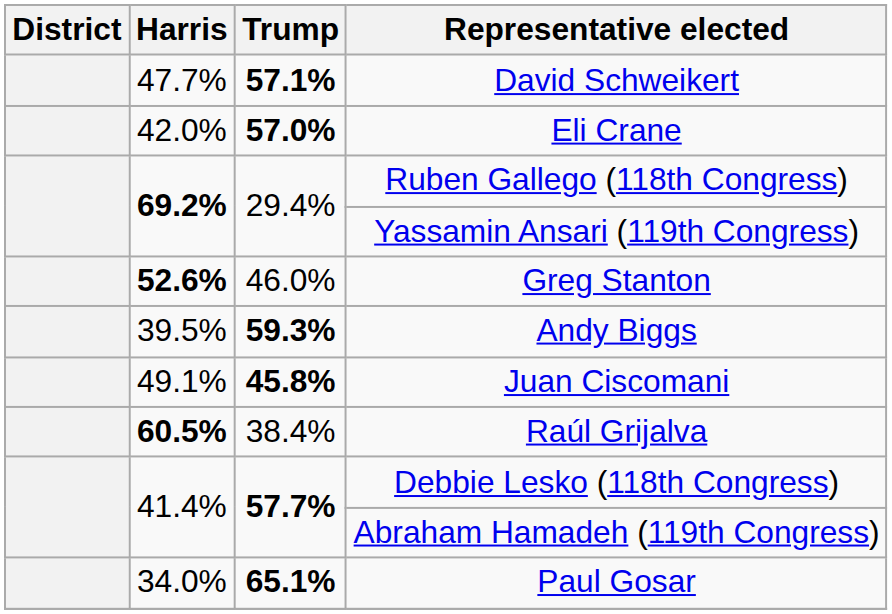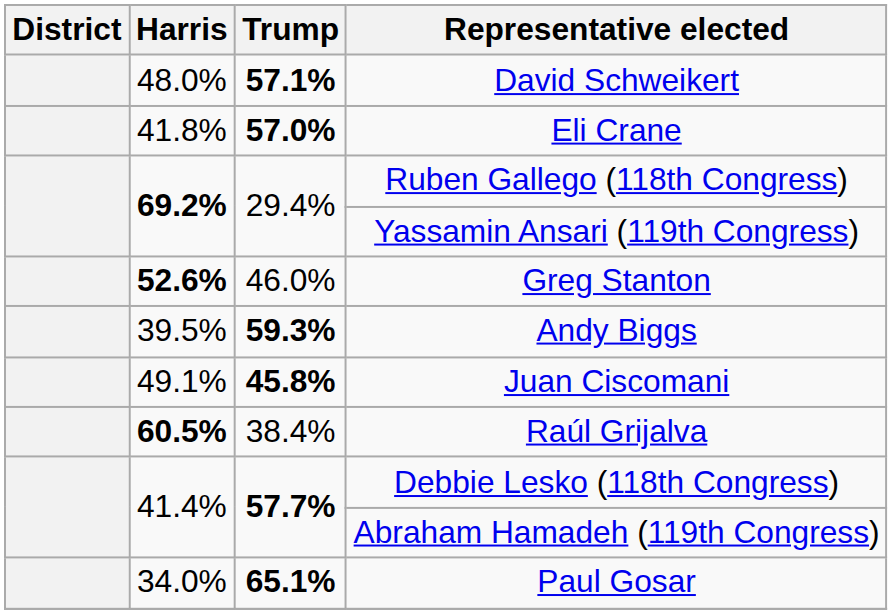(182, 79) 47.7% -> (182, 79) 48.0%
(182, 130) 42.0% -> (182, 130) 41.8%
